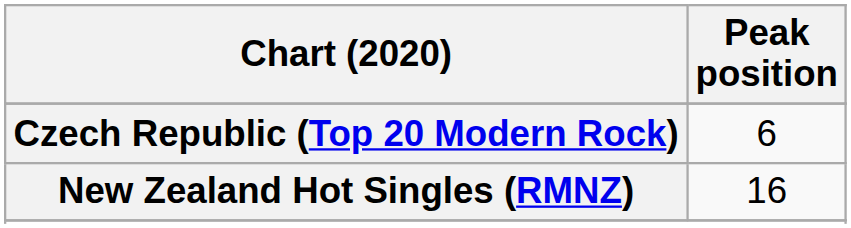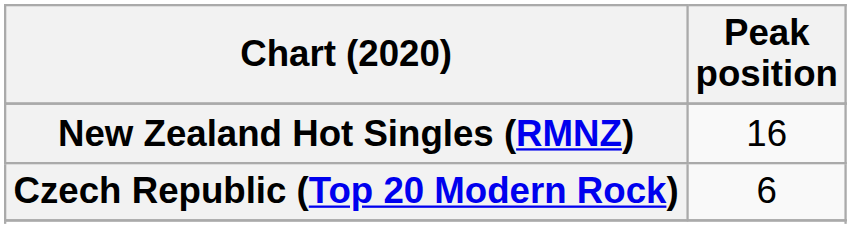rows swapped: (346, 132) <-> (346, 190)
